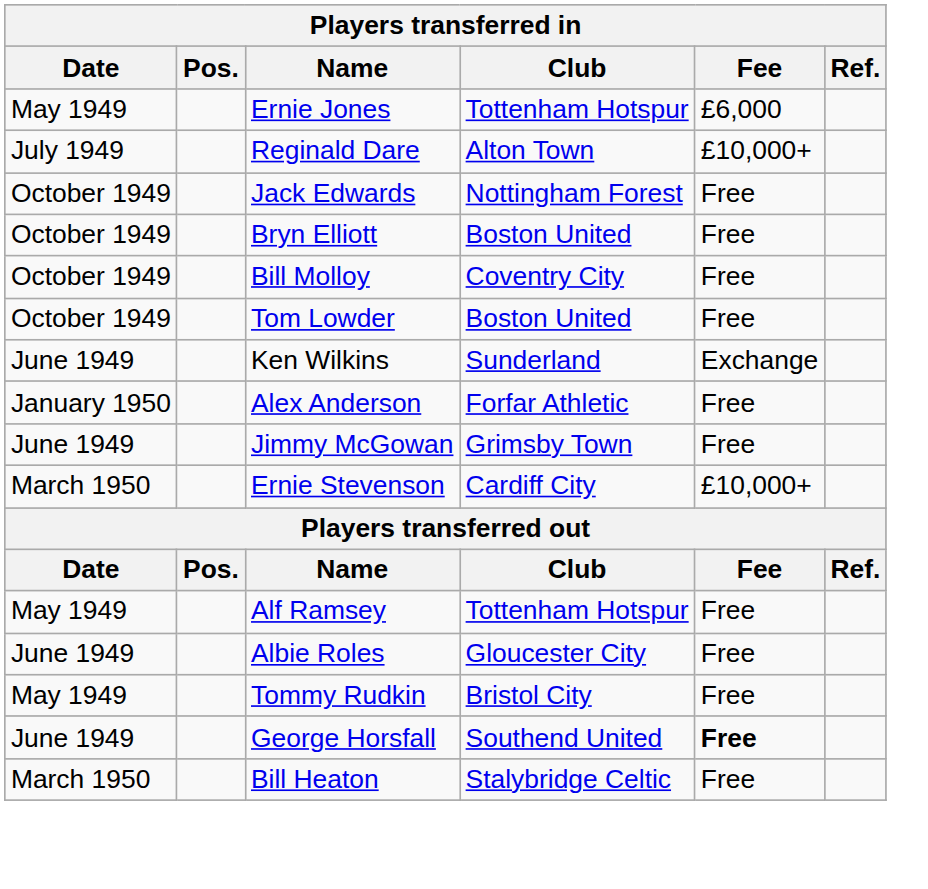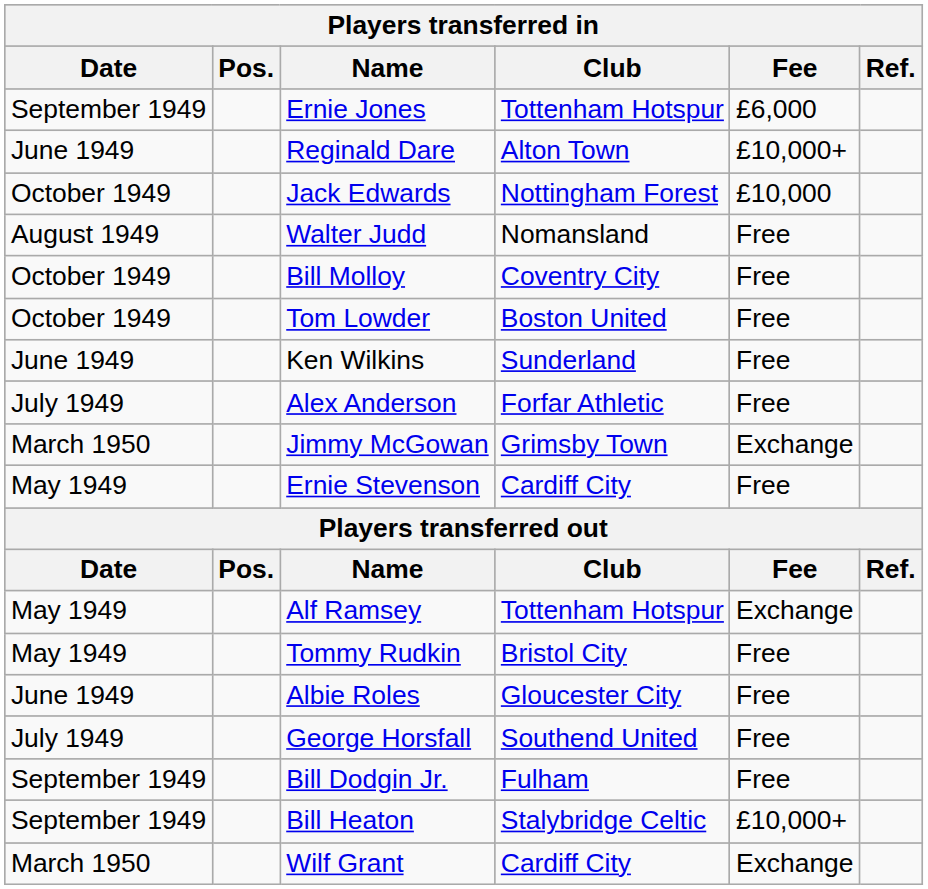(69, 109) May 1949 -> (109, 109) September 1949
(67, 151) July 1949 -> (73, 151) June 1949
(728, 192) Free -> (784, 192) £10,000
+ row: (356, 234)
- row: (314, 234)
(760, 360) Exchange -> (763, 360) Free
(91, 402) January 1950 -> (67, 402) July 1949
(73, 444) June 1949 -> (81, 444) March 1950
(728, 444) Free -> (795, 444) Exchange
(81, 485) March 1950 -> (69, 485) May 1949
(756, 485) £10,000+ -> (763, 485) Free
(728, 611) Free -> (795, 611) Exchange
rows swapped: (338, 695) <-> (318, 653)
(73, 737) June 1949 -> (67, 737) July 1949
(729, 737) bold -> (763, 737) normal
+ row: (367, 779)
(81, 779) March 1950 -> (109, 820) September 1949
(728, 779) Free -> (791, 820) £10,000+
+ row: (345, 862)
